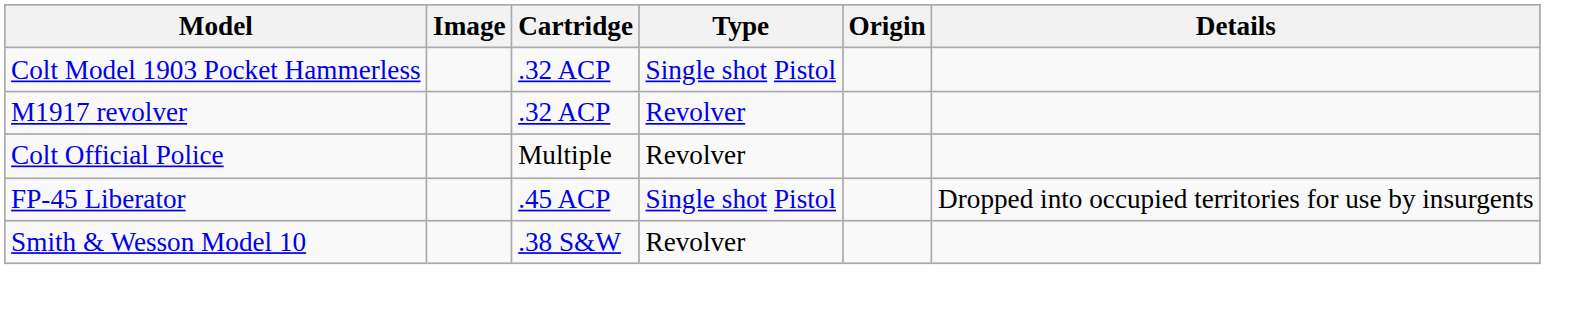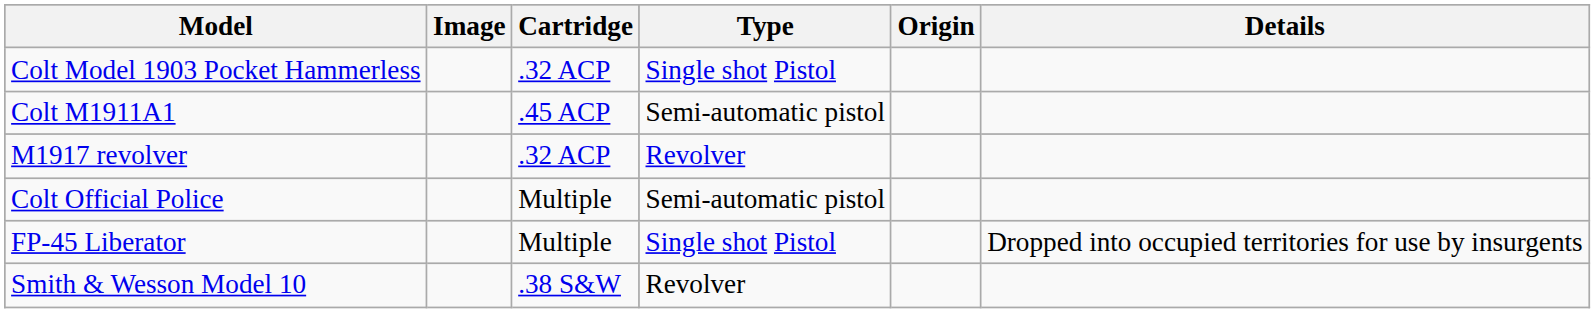+ row: (93, 112)
(695, 155) Revolver -> (765, 198) Semi-automatic pistol
(564, 198) .45 ACP -> (565, 241) Multiple
